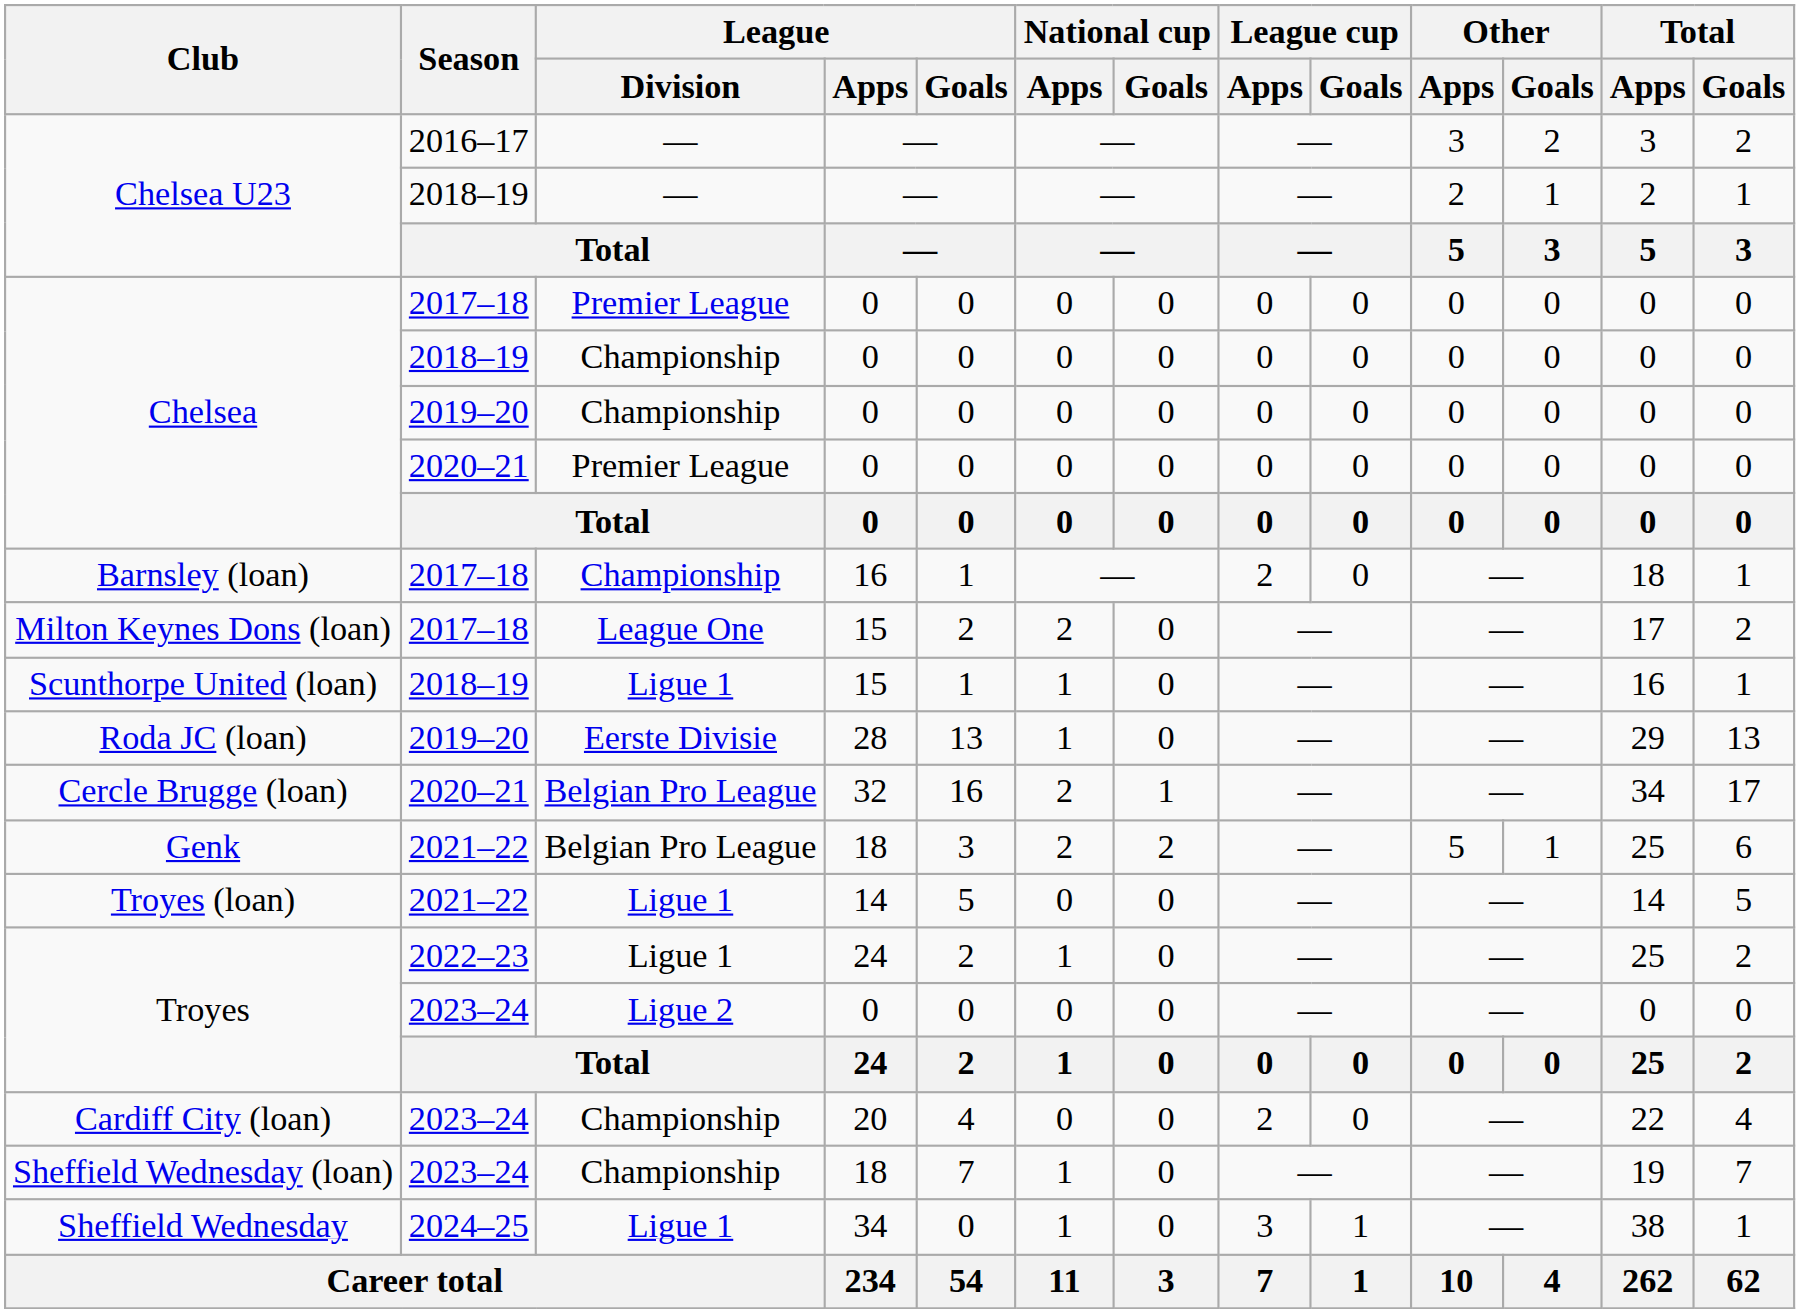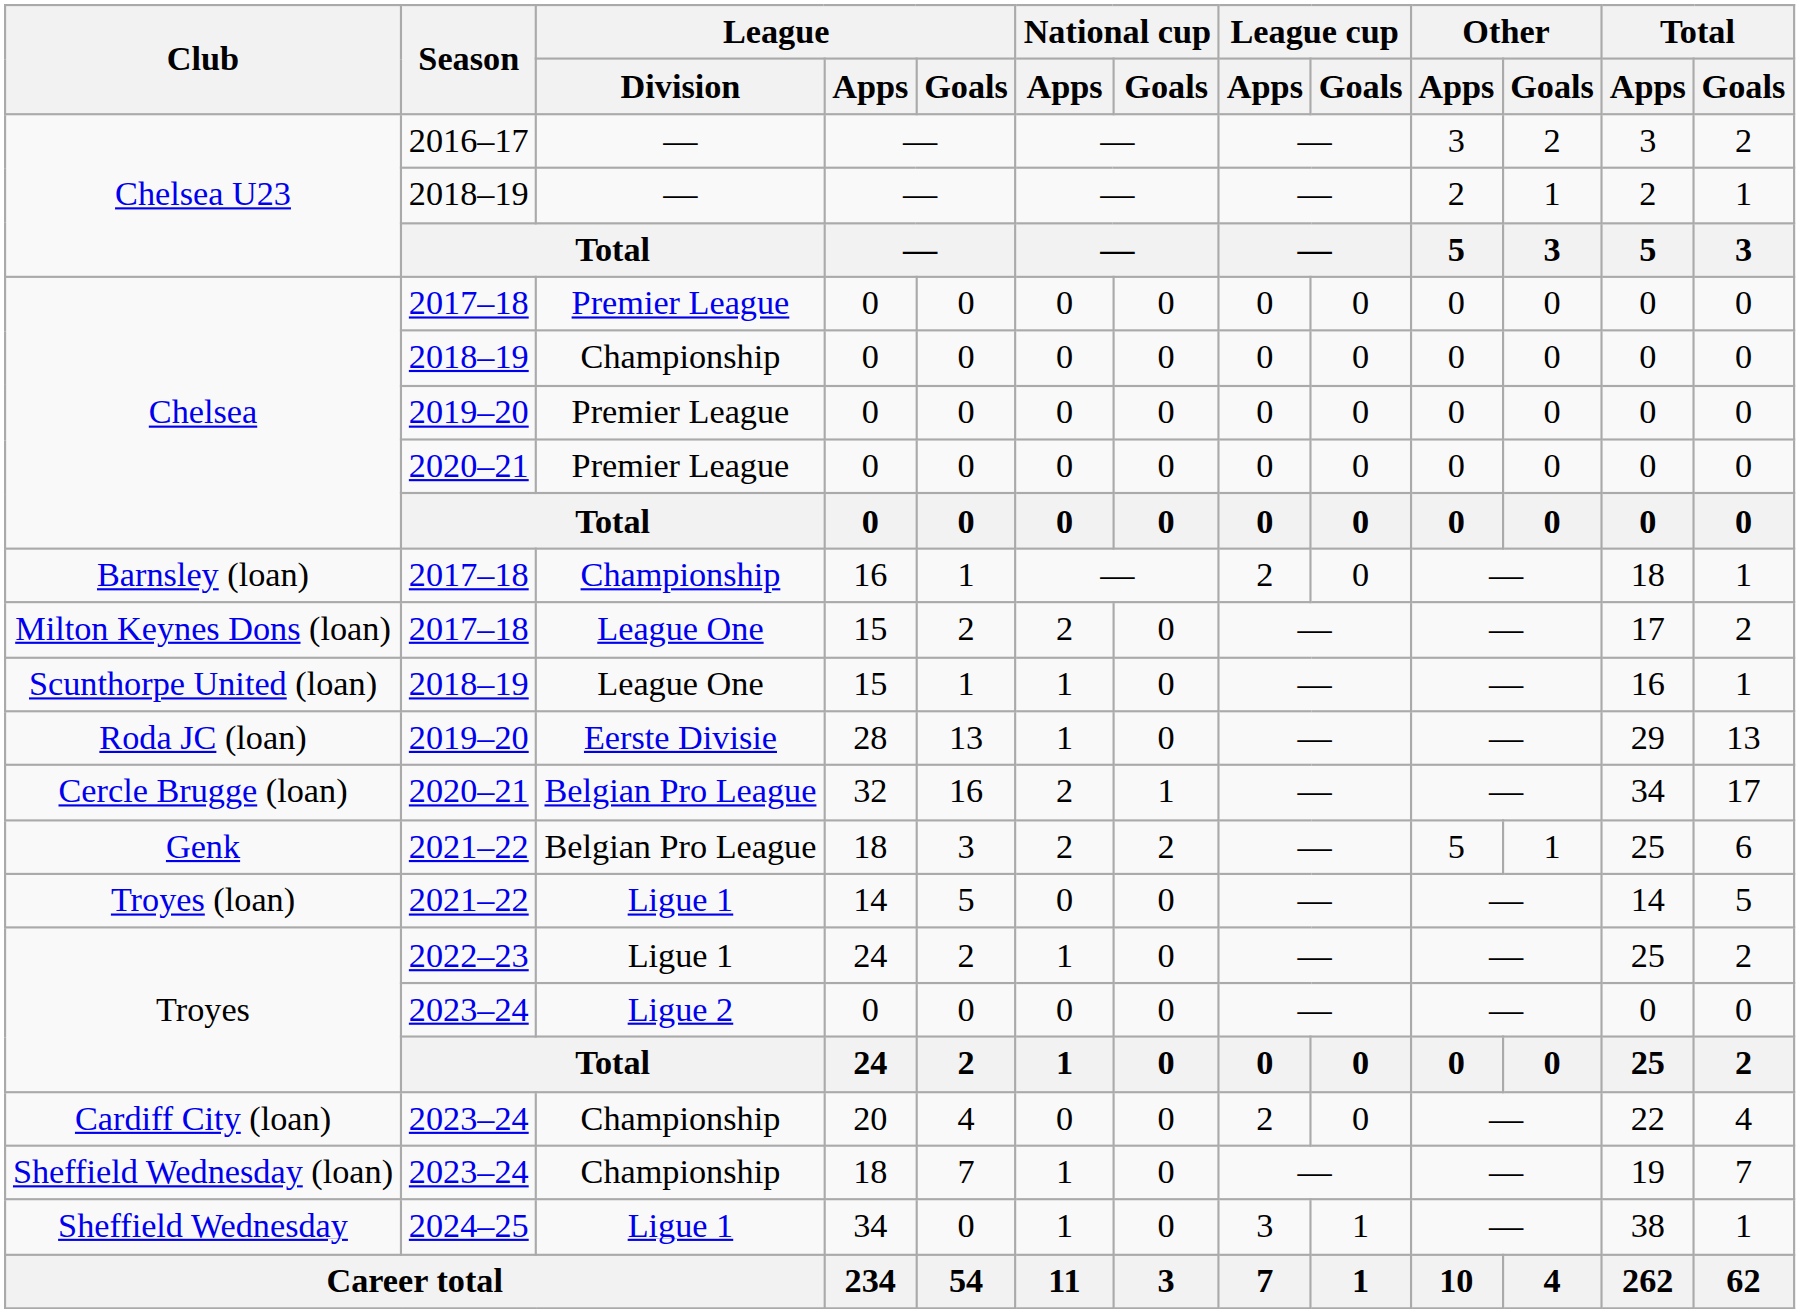(680, 411) Championship -> (680, 411) Premier League
(680, 683) Ligue 1 -> (680, 683) League One
